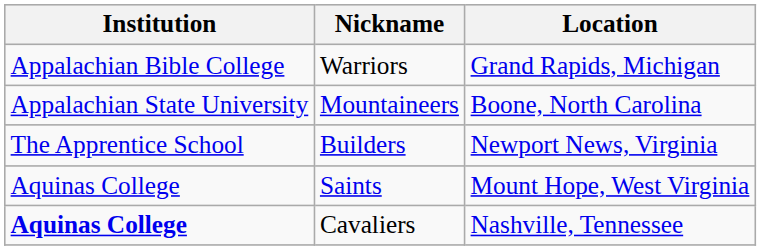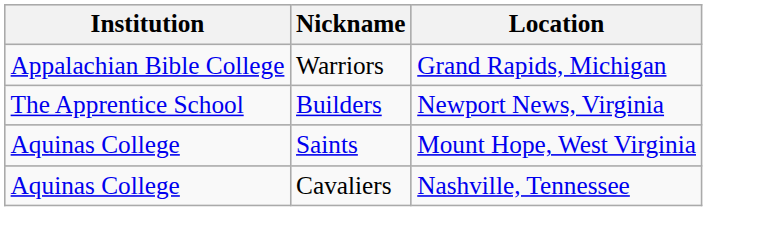- row: (389, 104)
(99, 225) bold -> (95, 184) normal
